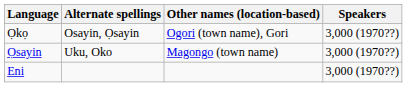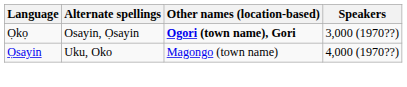(227, 33) normal -> (231, 33) bold
(362, 52) 3,000 (1970??) -> (362, 52) 4,000 (1970??)
- row: (16, 71)
